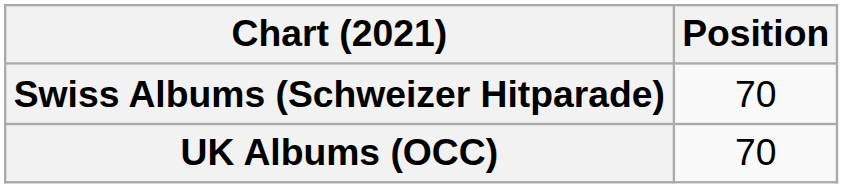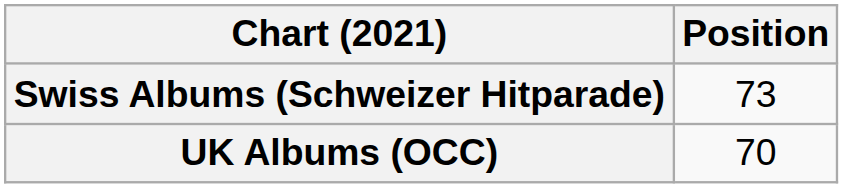(756, 93) 70 -> (756, 93) 73
